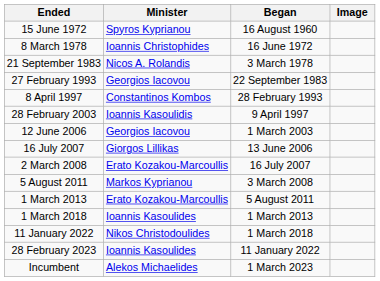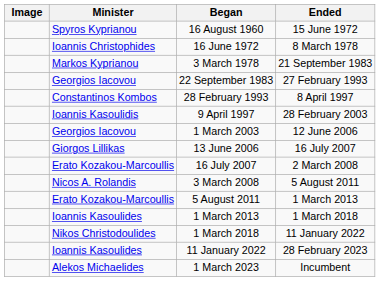columns swapped: (352, 13) <-> (54, 13)
(148, 64) Nicos A. Rolandis -> (95, 64) Markos Kyprianou
(149, 183) Markos Kyprianou -> (94, 183) Nicos A. Rolandis
